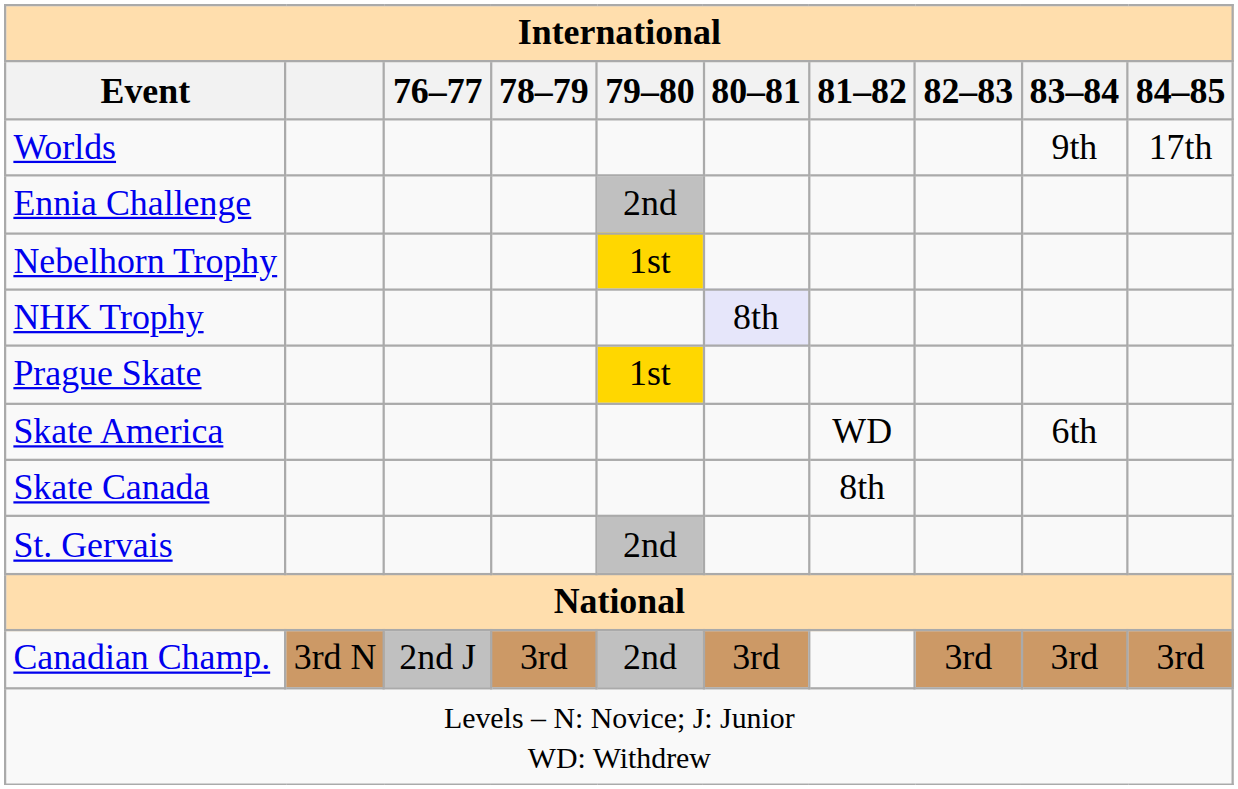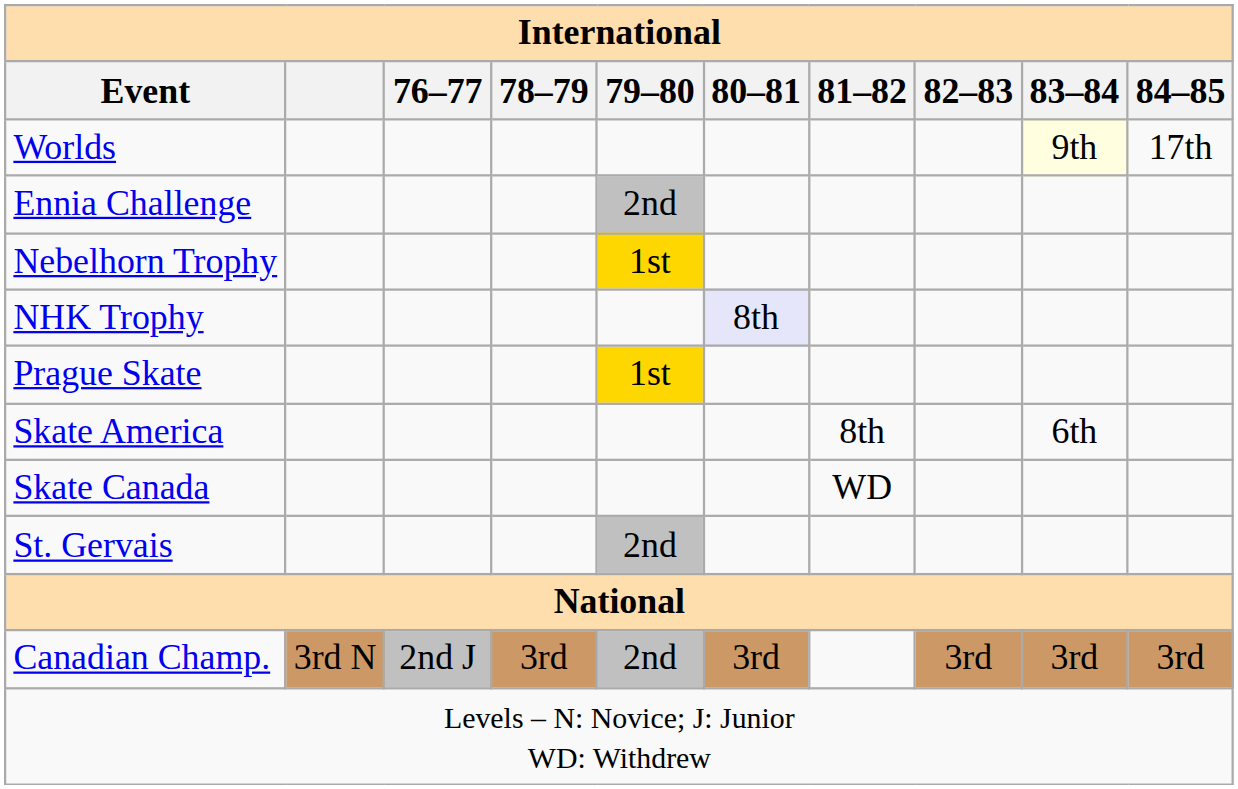(1074, 146) no background -> (1074, 146) lightyellow background
(862, 430) WD -> (862, 430) 8th
(862, 487) 8th -> (862, 487) WD
